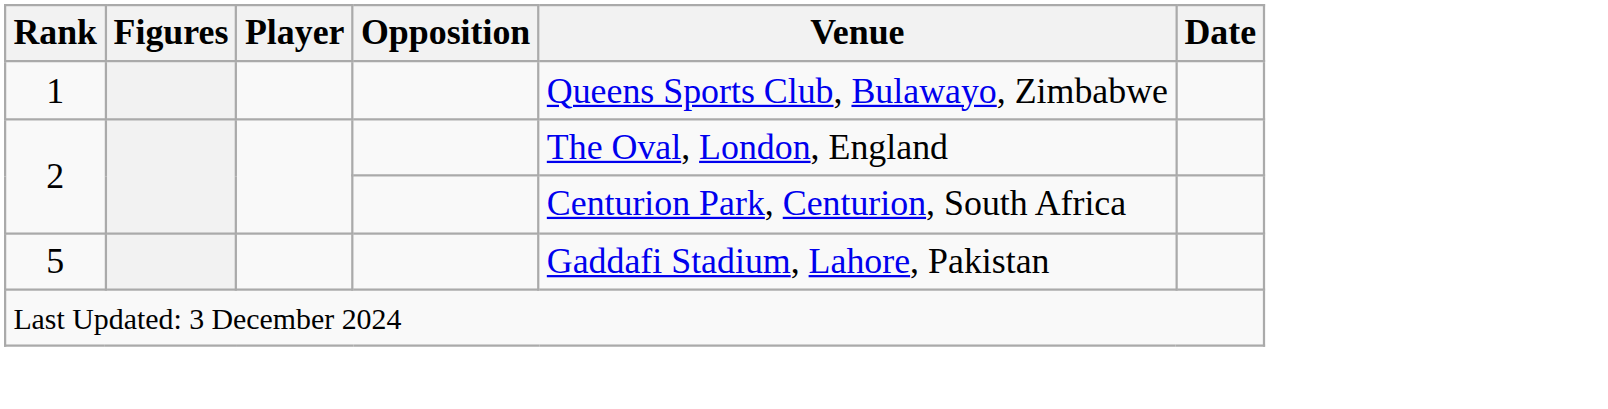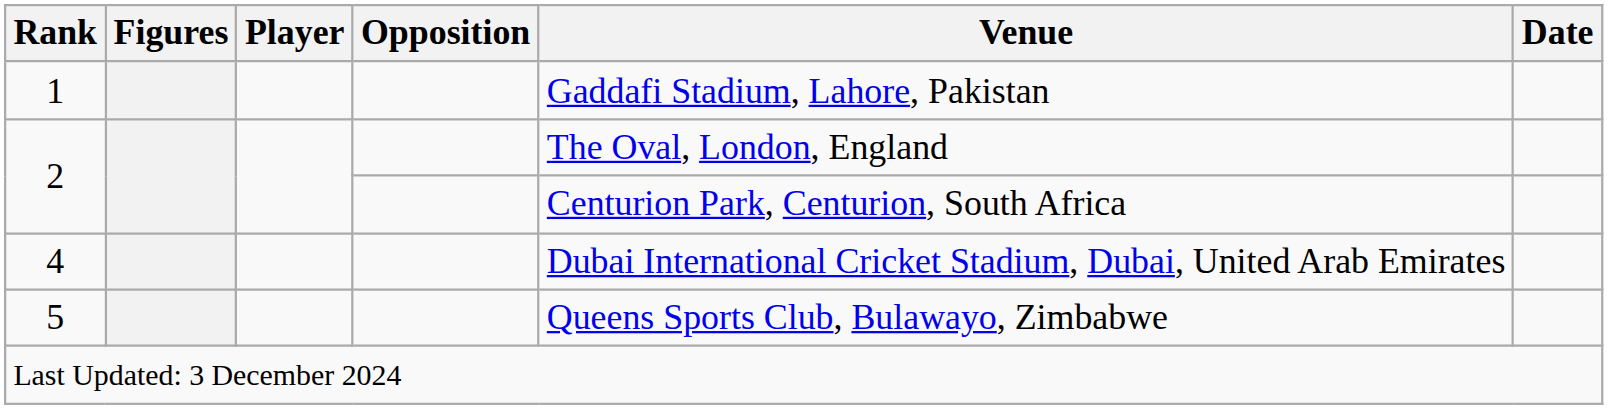(857, 89) Queens Sports Club, Bulawayo, Zimbabwe -> (798, 89) Gaddafi Stadium, Lahore, Pakistan
+ row: (55, 260)
(798, 260) Gaddafi Stadium, Lahore, Pakistan -> (857, 317) Queens Sports Club, Bulawayo, Zimbabwe
